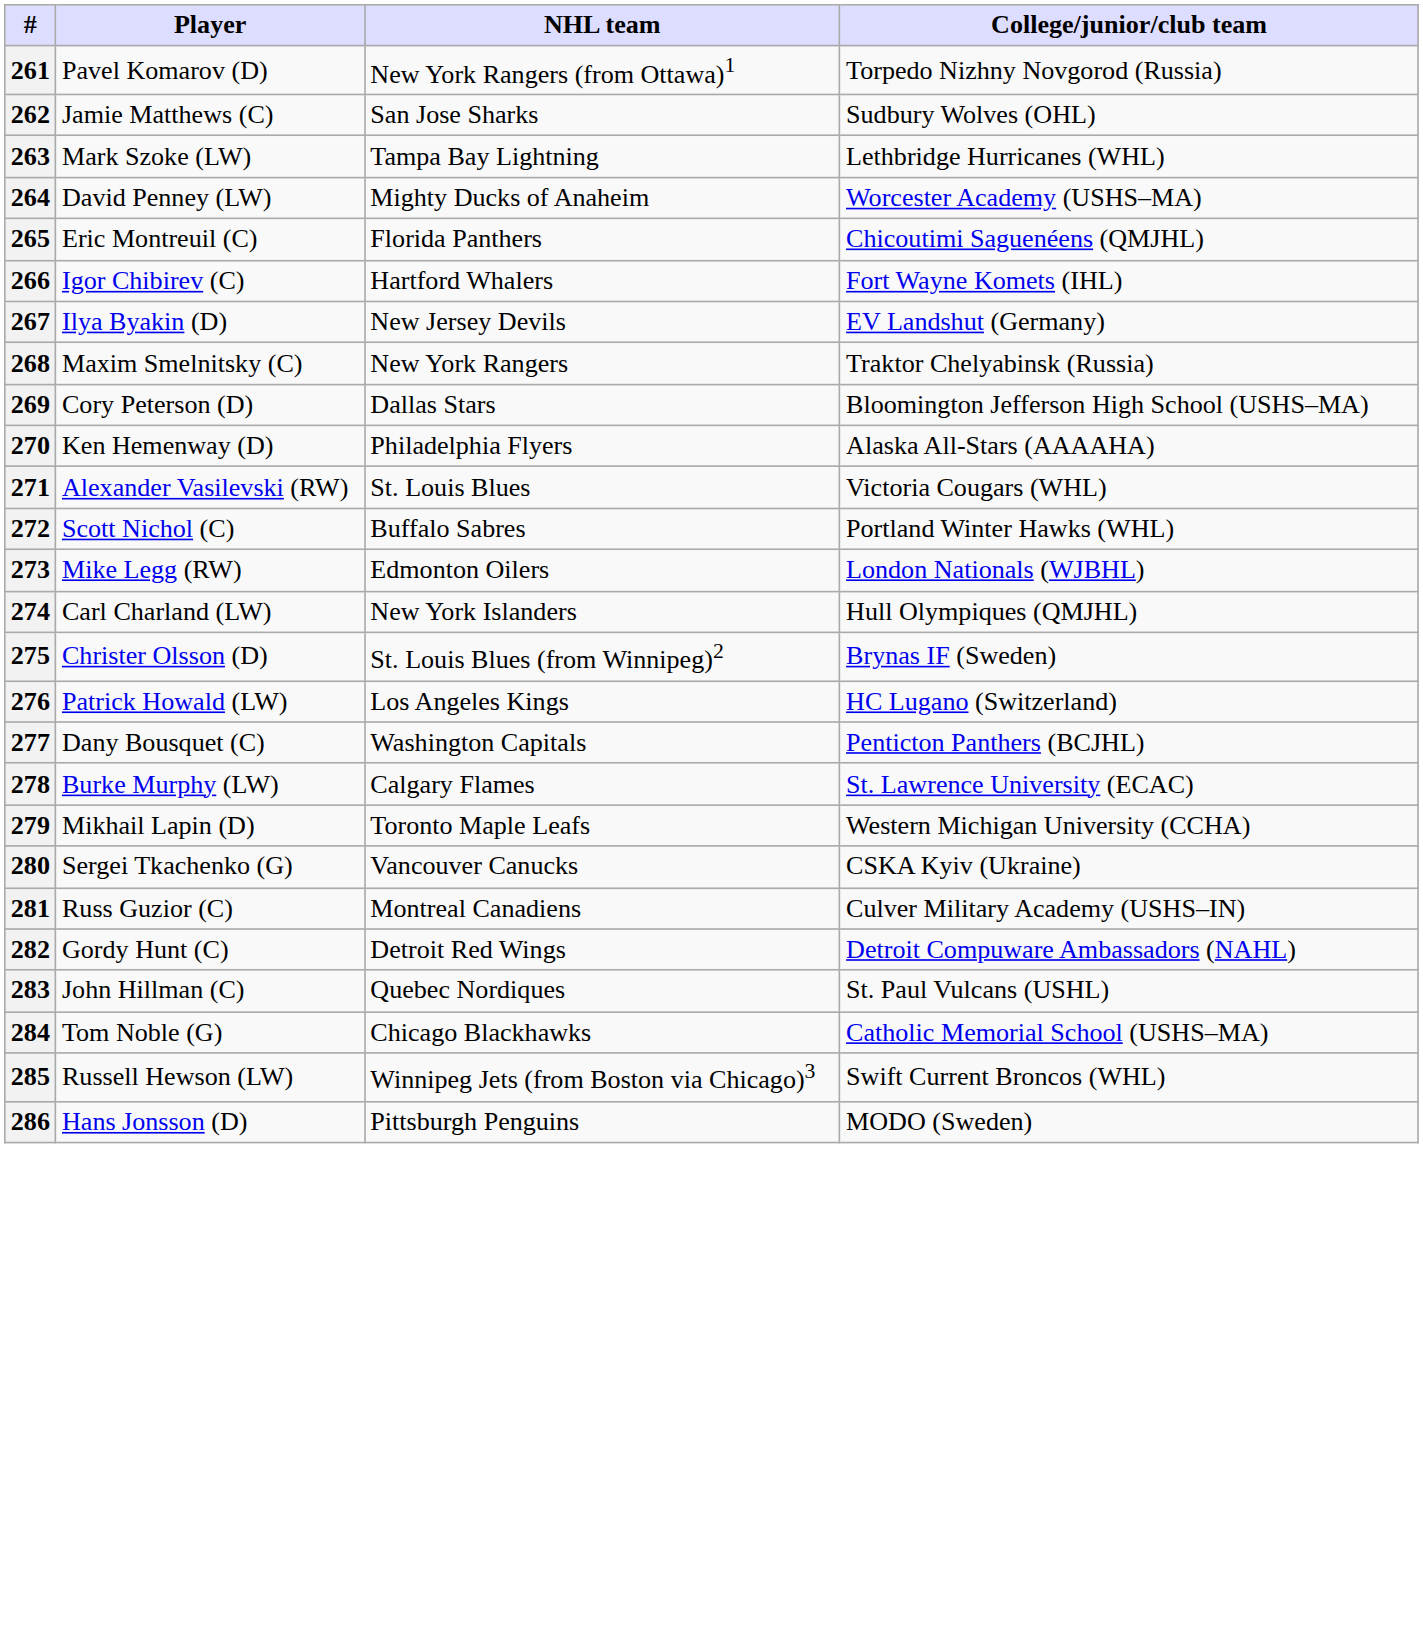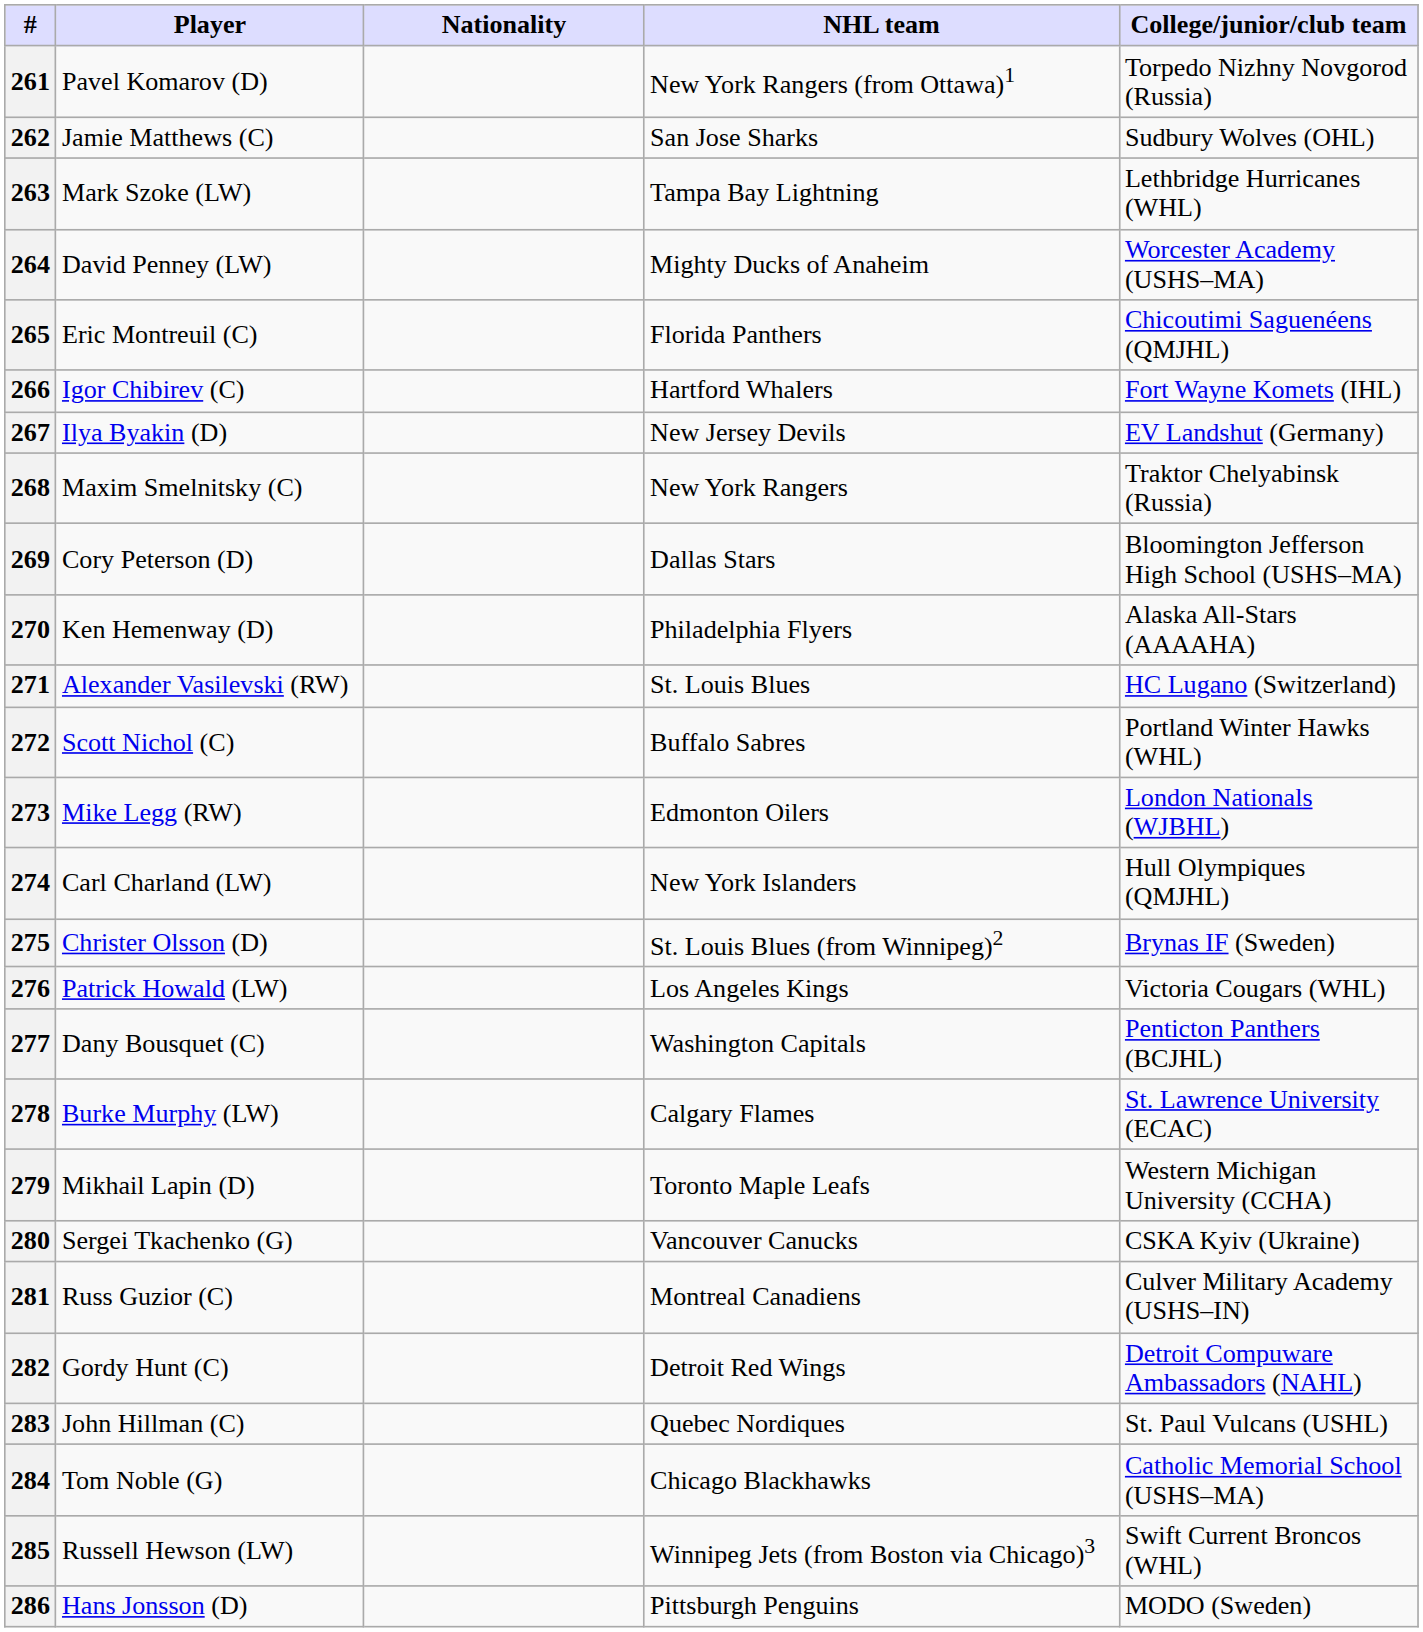+ column: (504, 25)
(976, 487) Victoria Cougars (WHL) -> (1260, 685) HC Lugano (Switzerland)
(982, 701) HC Lugano (Switzerland) -> (1255, 987) Victoria Cougars (WHL)
